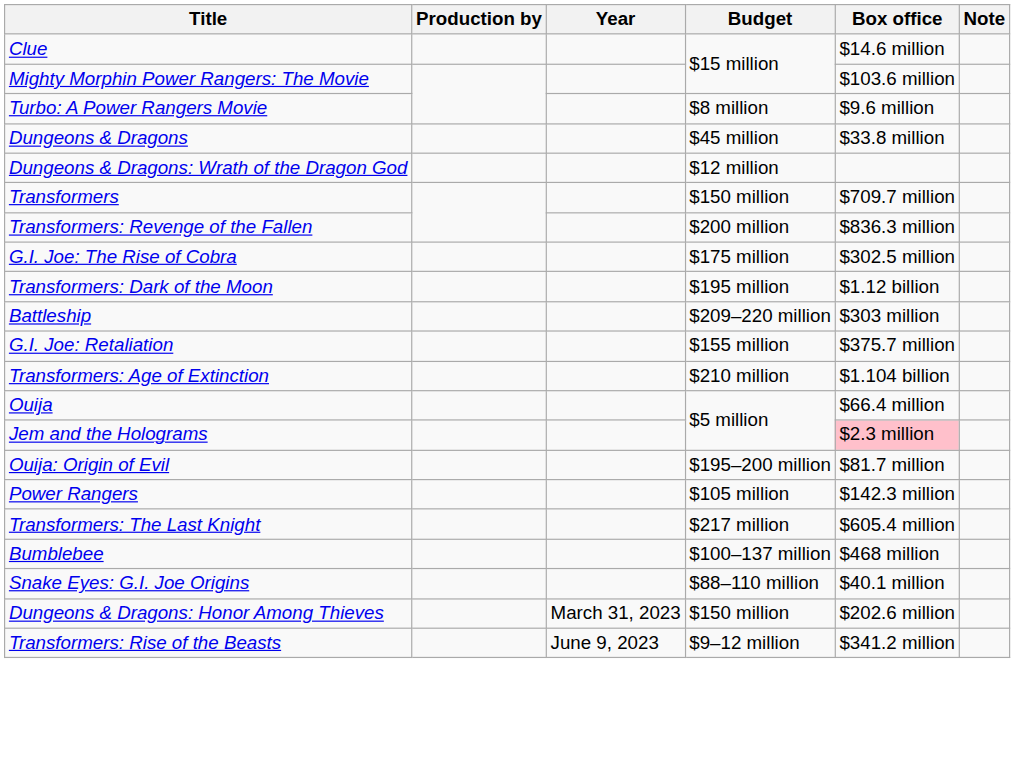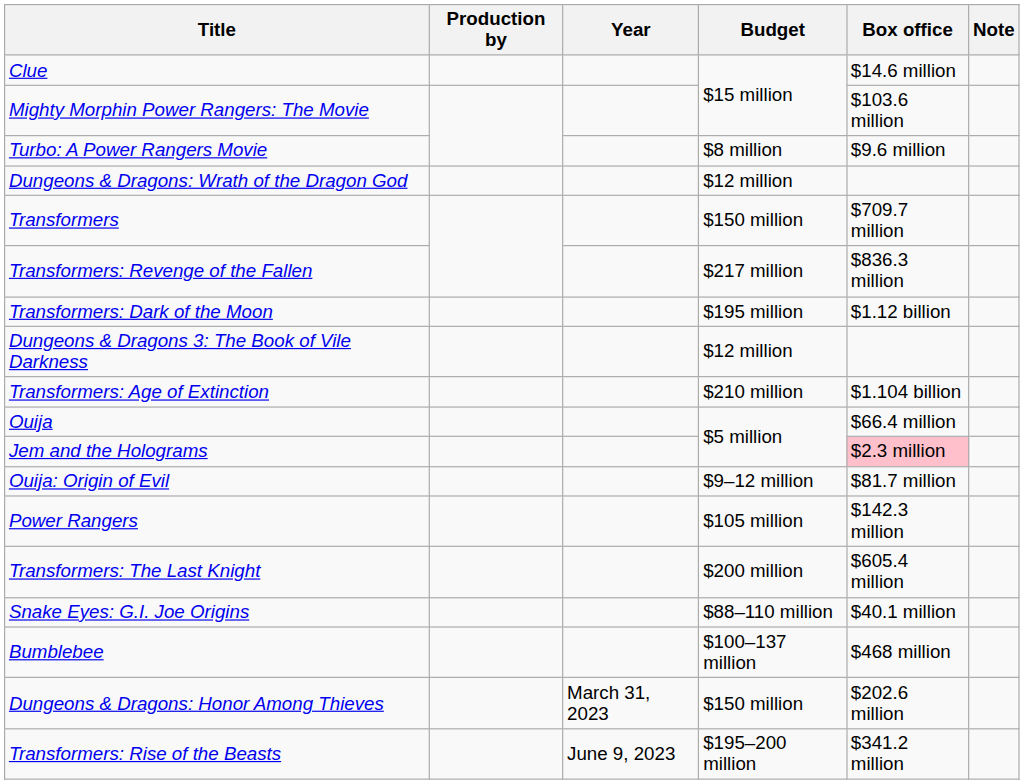- row: (98, 138)
(739, 227) $200 million -> (753, 271) $217 million
- row: (123, 256)
- row: (50, 316)
+ row: (180, 351)
- row: (91, 345)
(760, 464) $195–200 million -> (758, 480) $9–12 million
(739, 524) $217 million -> (753, 571) $200 million
rows swapped: (56, 553) <-> (129, 583)
(744, 642) $9–12 million -> (745, 753) $195–200 million
